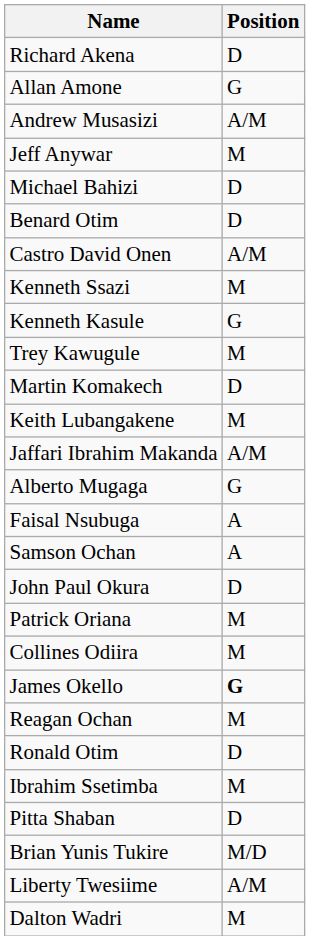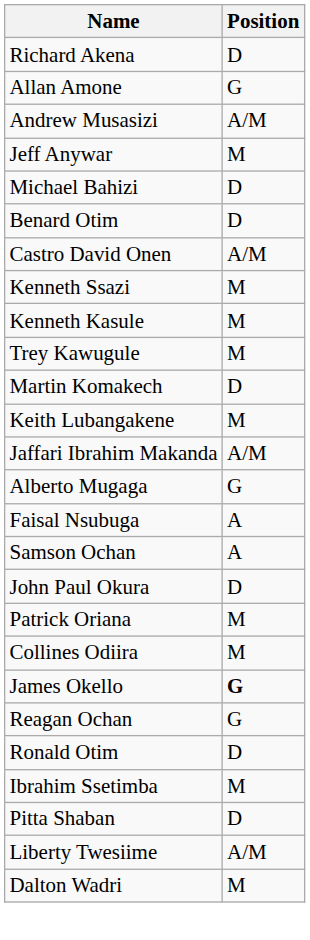(235, 320) G -> (236, 320) M
(236, 719) M -> (235, 719) G
- row: (89, 852)
